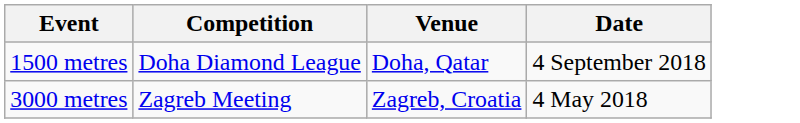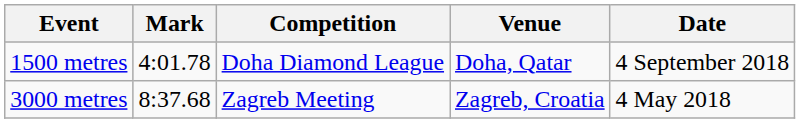+ column: (175, 23)
